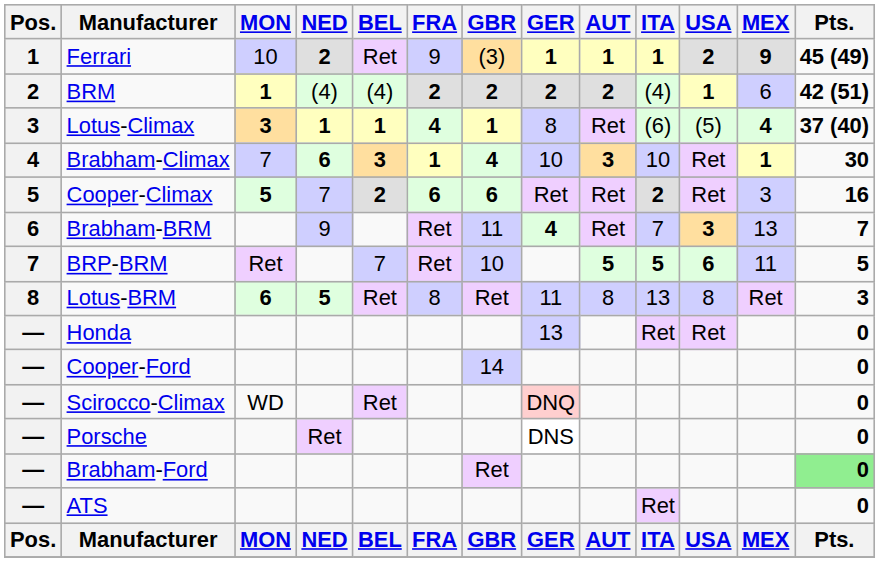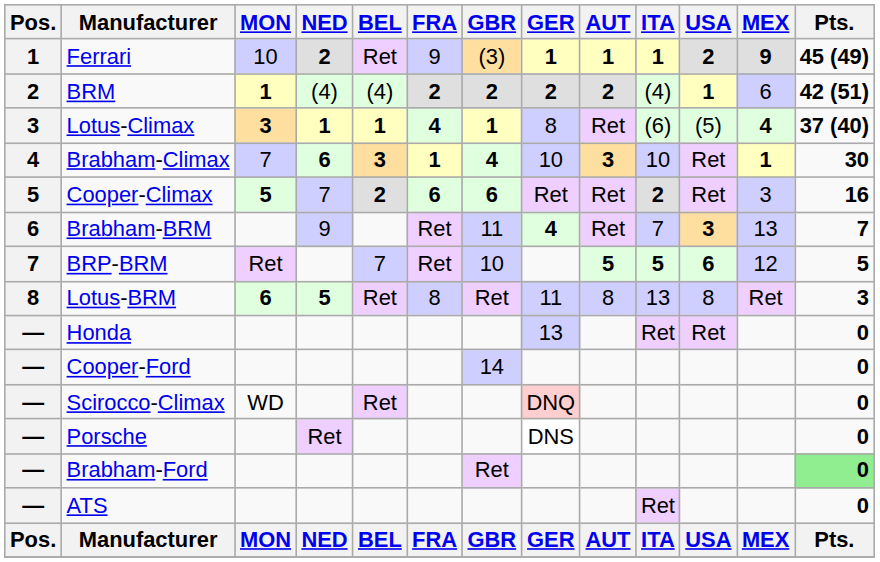(766, 263) 11 -> (766, 263) 12
